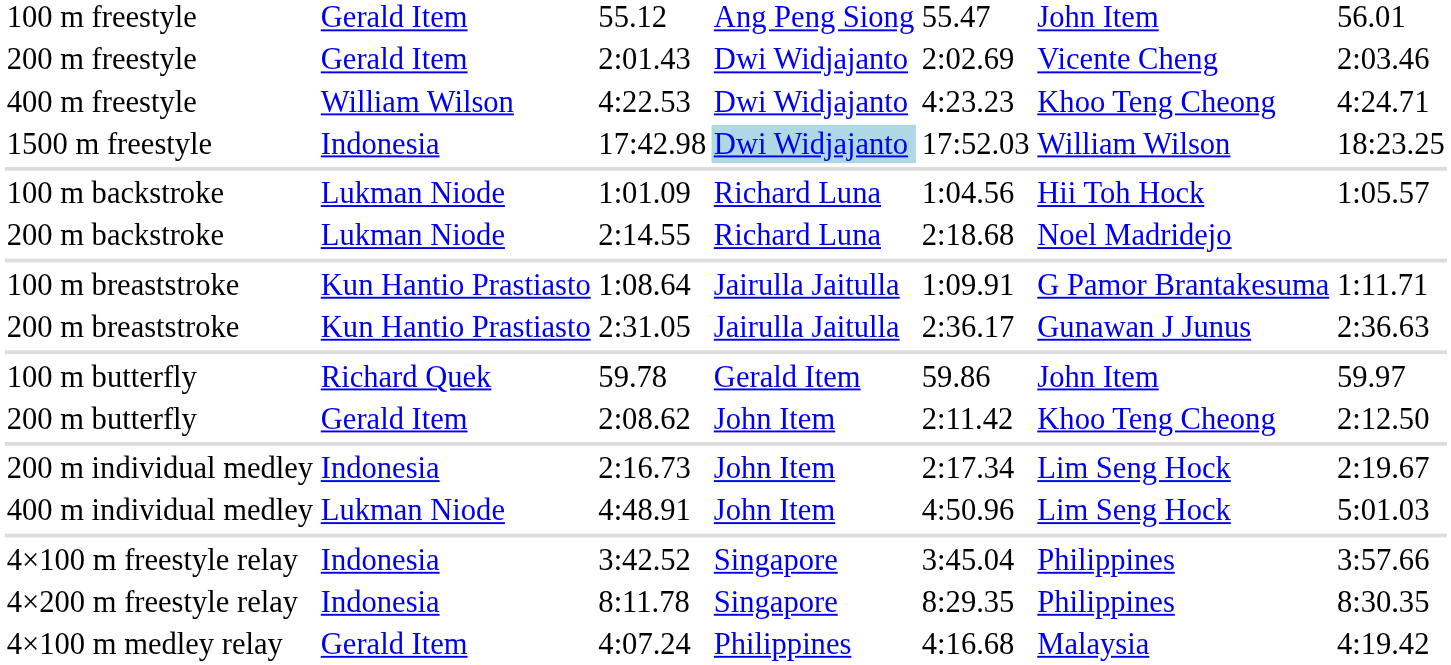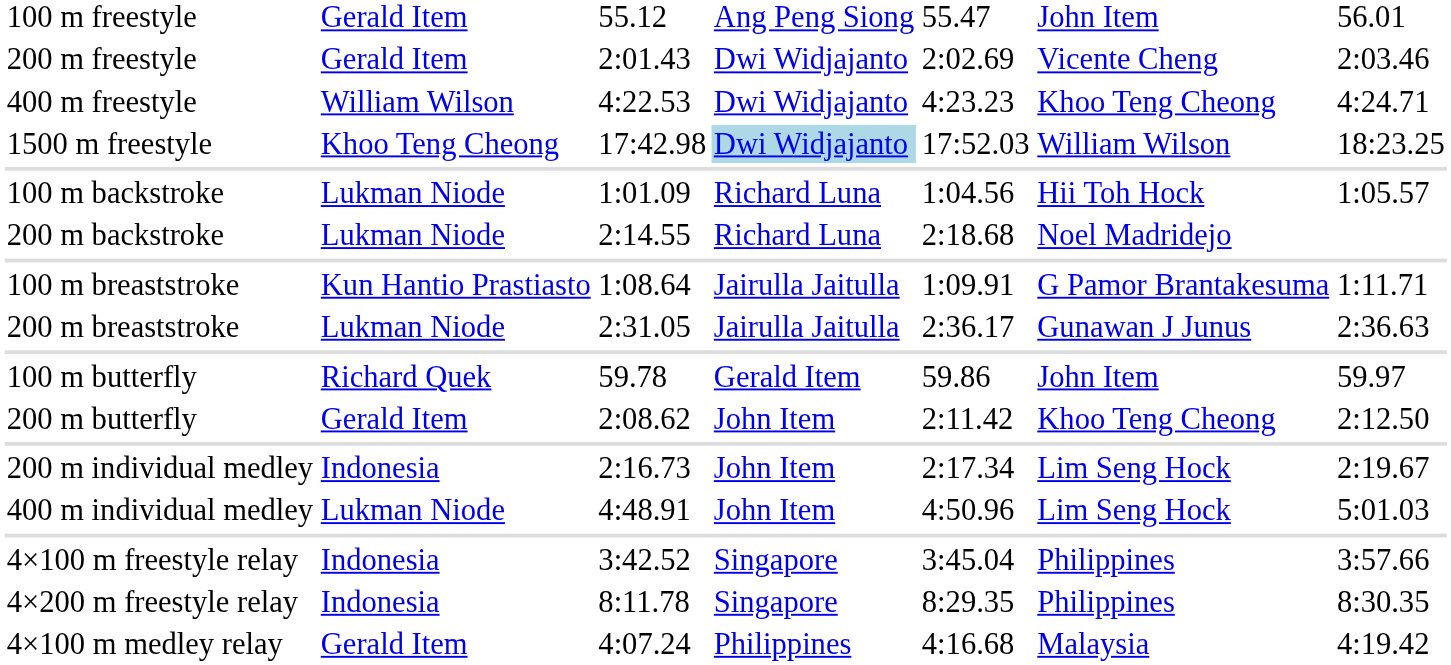(380, 143) Indonesia -> (440, 143) Khoo Teng Cheong
(456, 326) Kun Hantio Prastiasto -> (413, 326) Lukman Niode
